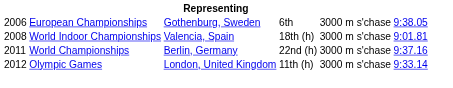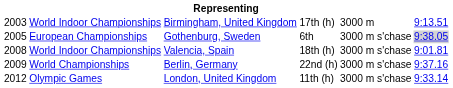+ row: (230, 22)
(15, 22) 2006 -> (15, 37) 2005
(411, 22) no background -> (431, 37) lightgrey background
(15, 51) 2011 -> (15, 65) 2009
